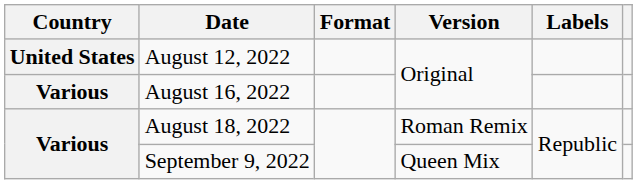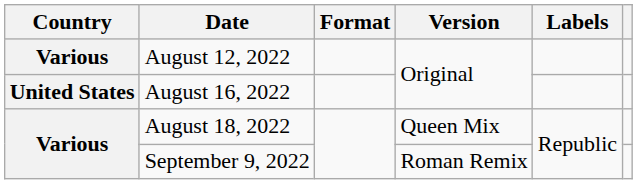(72, 56) United States -> (72, 56) Various
(72, 91) Various -> (72, 91) United States
(464, 126) Roman Remix -> (450, 126) Queen Mix
(450, 160) Queen Mix -> (464, 160) Roman Remix
